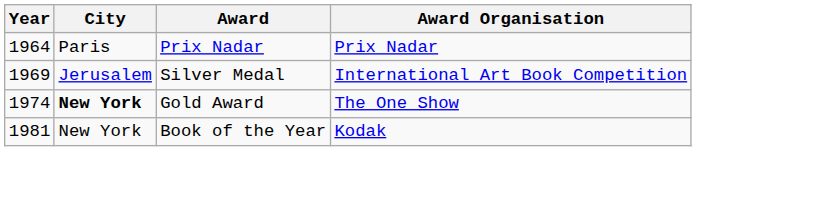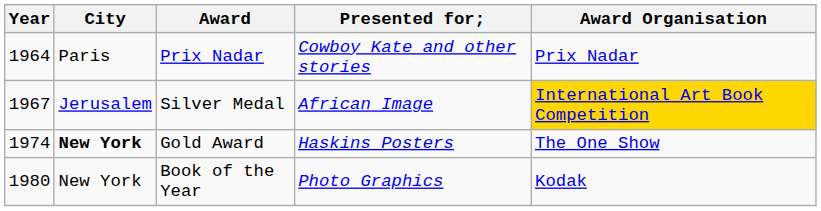+ column: (412, 19)
(30, 75) 1969 -> (30, 105) 1967
(511, 75) no background -> (649, 105) gold background
(30, 131) 1981 -> (30, 181) 1980
